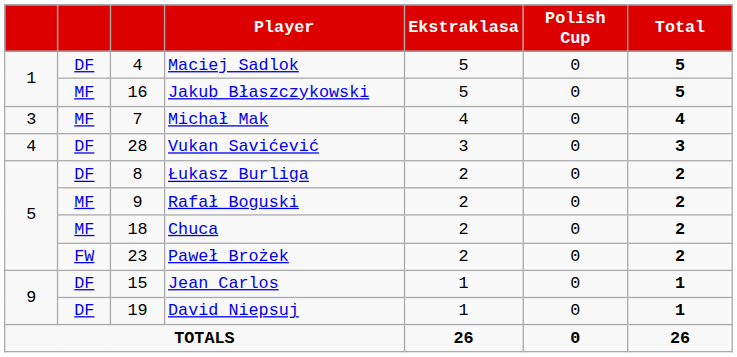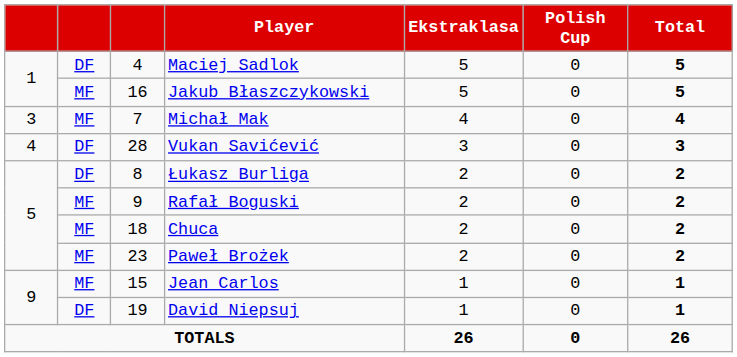(84, 256) FW -> (84, 256) MF
(84, 284) DF -> (84, 284) MF
